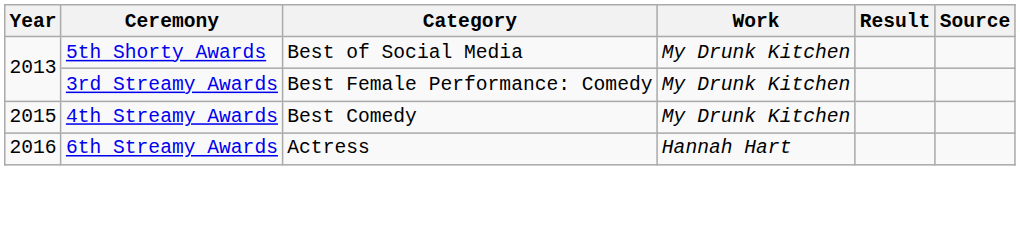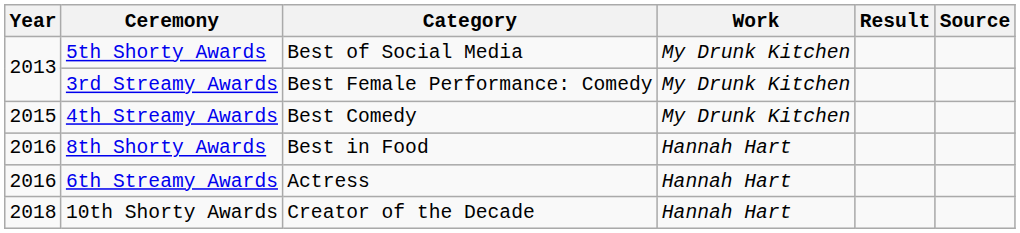+ row: (166, 149)
+ row: (172, 213)
